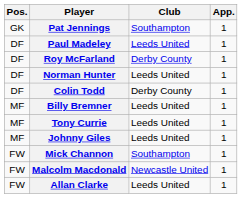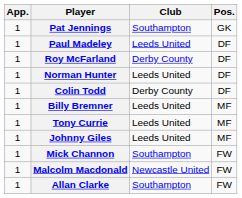columns swapped: (17, 12) <-> (224, 12)
(160, 185) Leeds United -> (162, 185) Southampton
